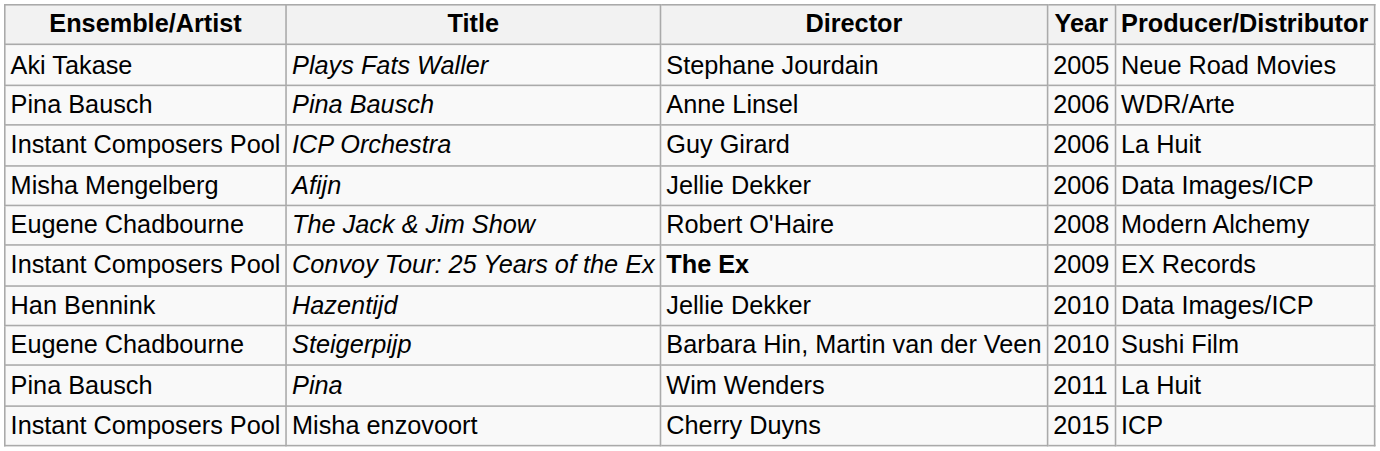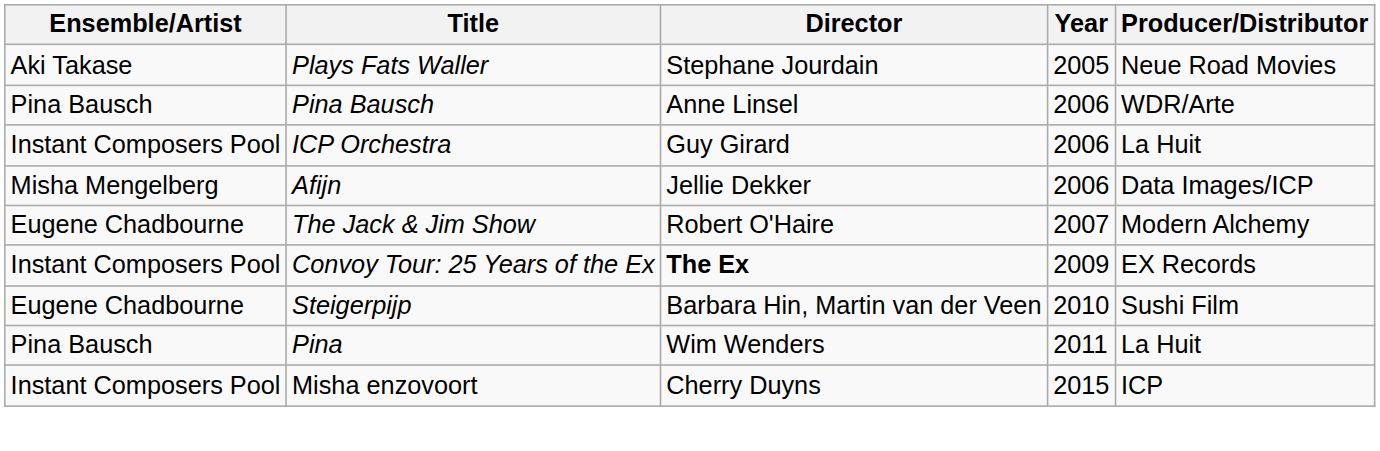(1081, 225) 2008 -> (1081, 225) 2007
- row: (345, 305)
